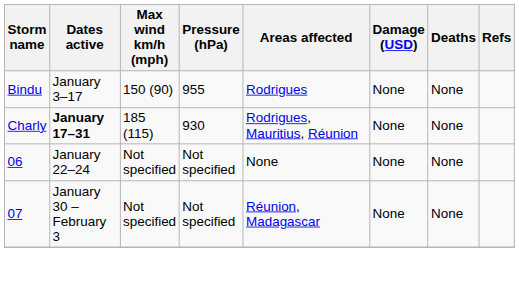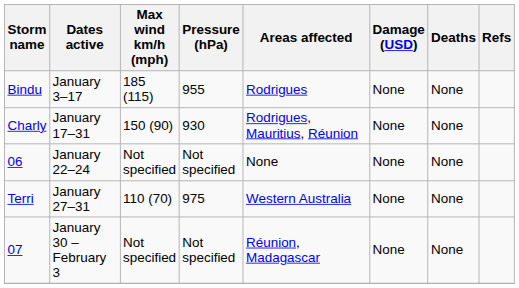(148, 89) 150 (90) -> (138, 89) 185 (115)
(78, 125) bold -> (76, 125) normal
(138, 125) 185 (115) -> (148, 125) 150 (90)
+ row: (21, 198)
